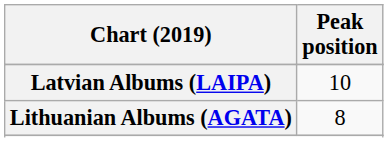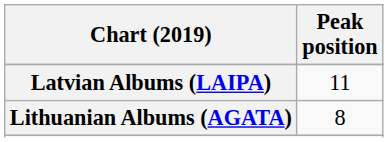(340, 82) 10 -> (340, 82) 11
